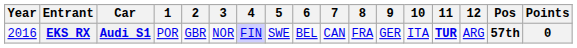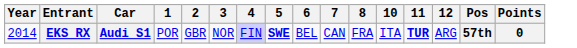- column: (390, 14)
(22, 33) 2016 -> (22, 33) 2014
(279, 33) normal -> (279, 33) bold
